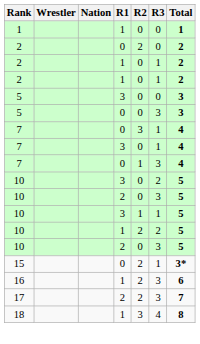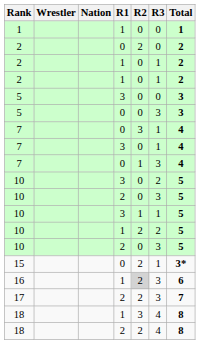(140, 280) no background -> (140, 280) lightgrey background
+ row: (19, 331)
